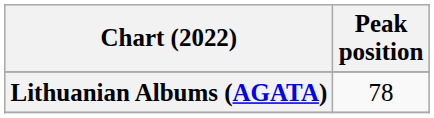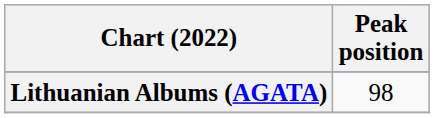(381, 91) 78 -> (381, 91) 98
